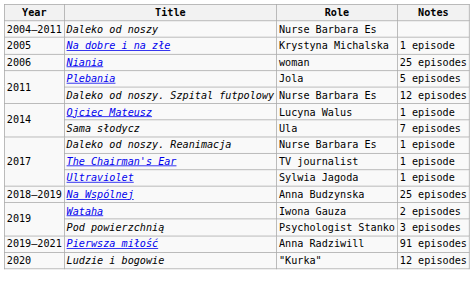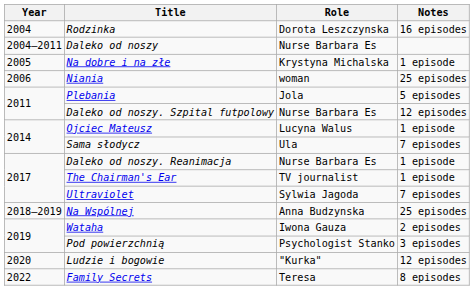+ row: (91, 29)
(427, 178) 1 episode -> (430, 194) 7 episodes
- row: (112, 244)
+ row: (109, 277)
